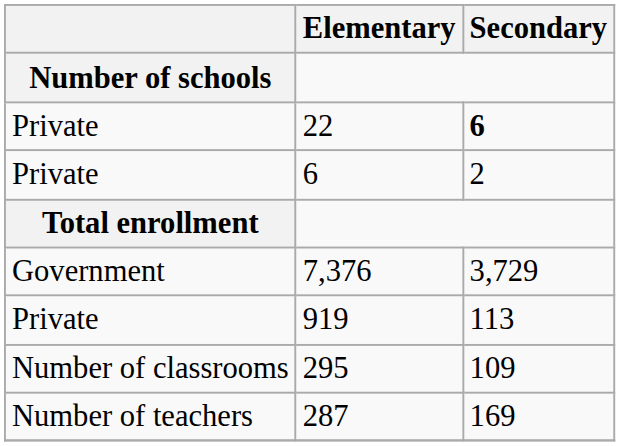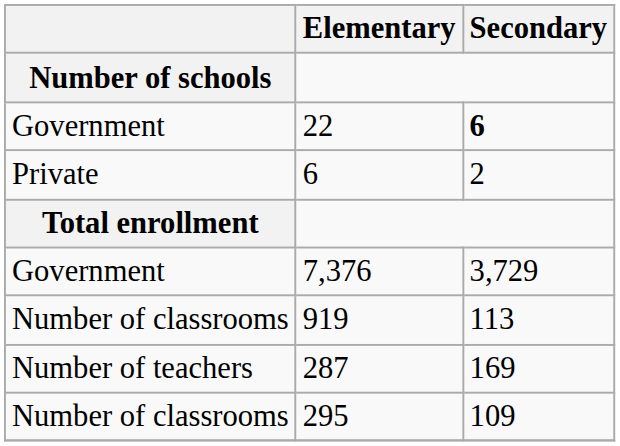(55, 125) Private -> (88, 125) Government
(55, 319) Private -> (150, 319) Number of classrooms
rows swapped: (326, 416) <-> (326, 367)
